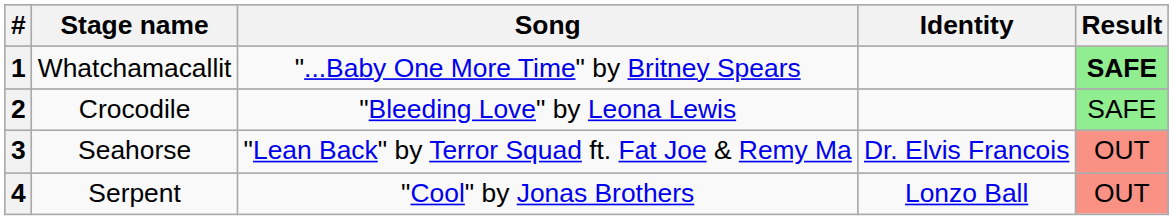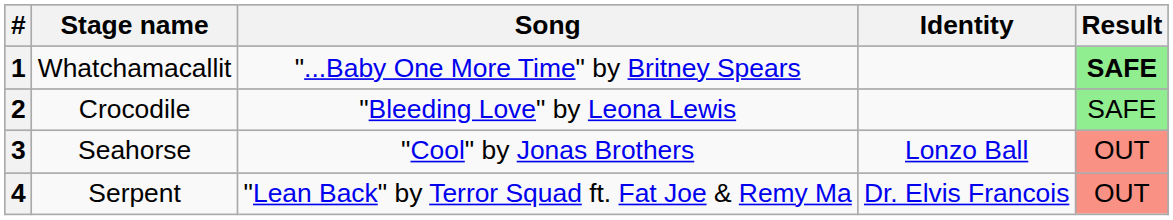(548, 151) "Lean Back" by Terror Squad ft. Fat Joe & Remy Ma -> (548, 151) "Cool" by Jonas Brothers
(967, 151) Dr. Elvis Francois -> (967, 151) Lonzo Ball
(548, 192) "Cool" by Jonas Brothers -> (548, 192) "Lean Back" by Terror Squad ft. Fat Joe & Remy Ma
(967, 192) Lonzo Ball -> (967, 192) Dr. Elvis Francois
